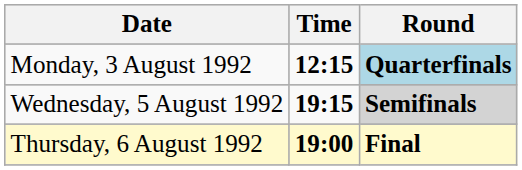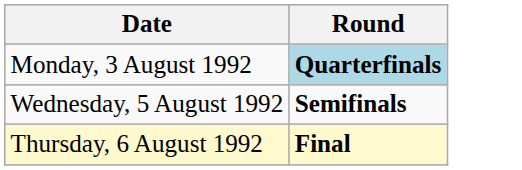- column: (324, 24)
(421, 104) lightgrey background -> (351, 104) no background
